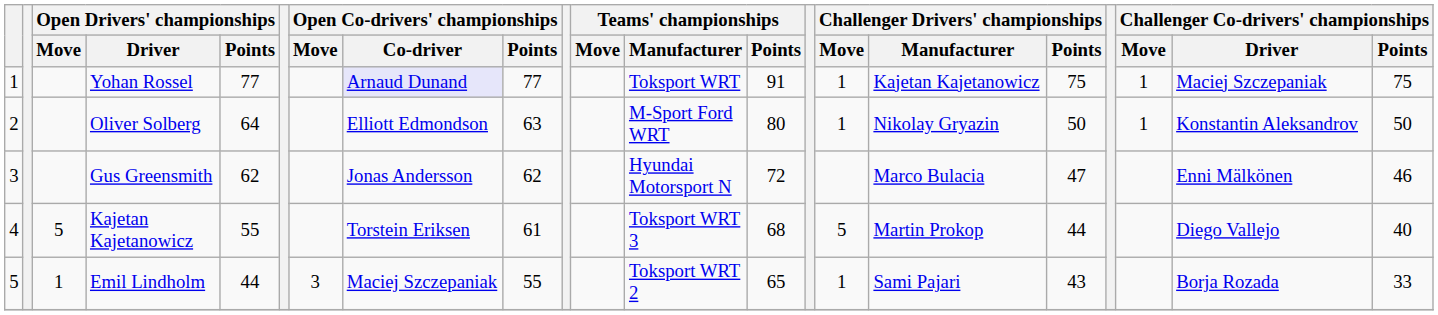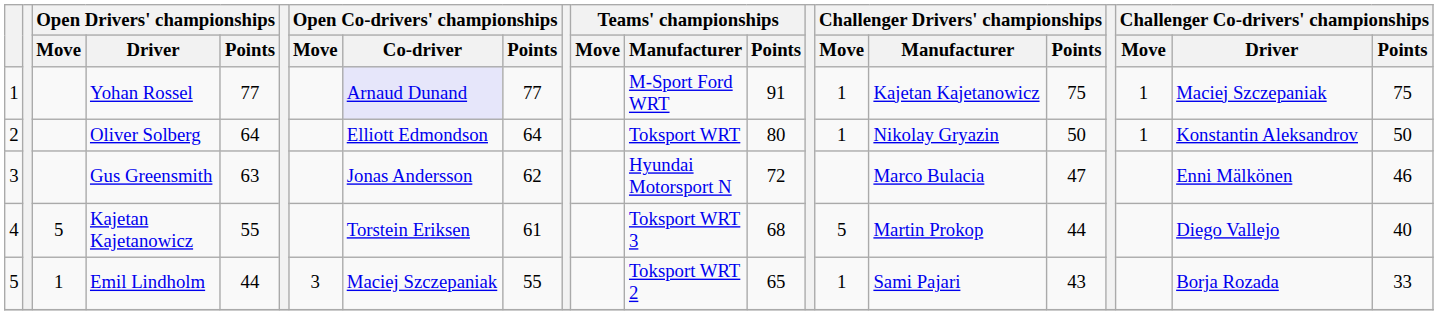(685, 81) Toksport WRT -> (681, 92) M-Sport Ford WRT
(532, 123) 63 -> (532, 134) 64
(681, 123) M-Sport Ford WRT -> (685, 134) Toksport WRT
(250, 176) 62 -> (250, 176) 63
